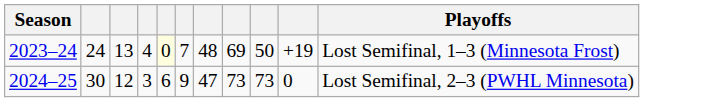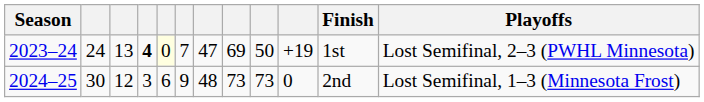+ column: (348, 19)
(147, 50) normal -> (147, 50) bold
(208, 50) 48 -> (208, 50) 47
(471, 50) Lost Semifinal, 1–3 (Minnesota Frost) -> (539, 50) Lost Semifinal, 2–3 (PWHL Minnesota)
(208, 81) 47 -> (208, 81) 48
(478, 81) Lost Semifinal, 2–3 (PWHL Minnesota) -> (531, 81) Lost Semifinal, 1–3 (Minnesota Frost)
